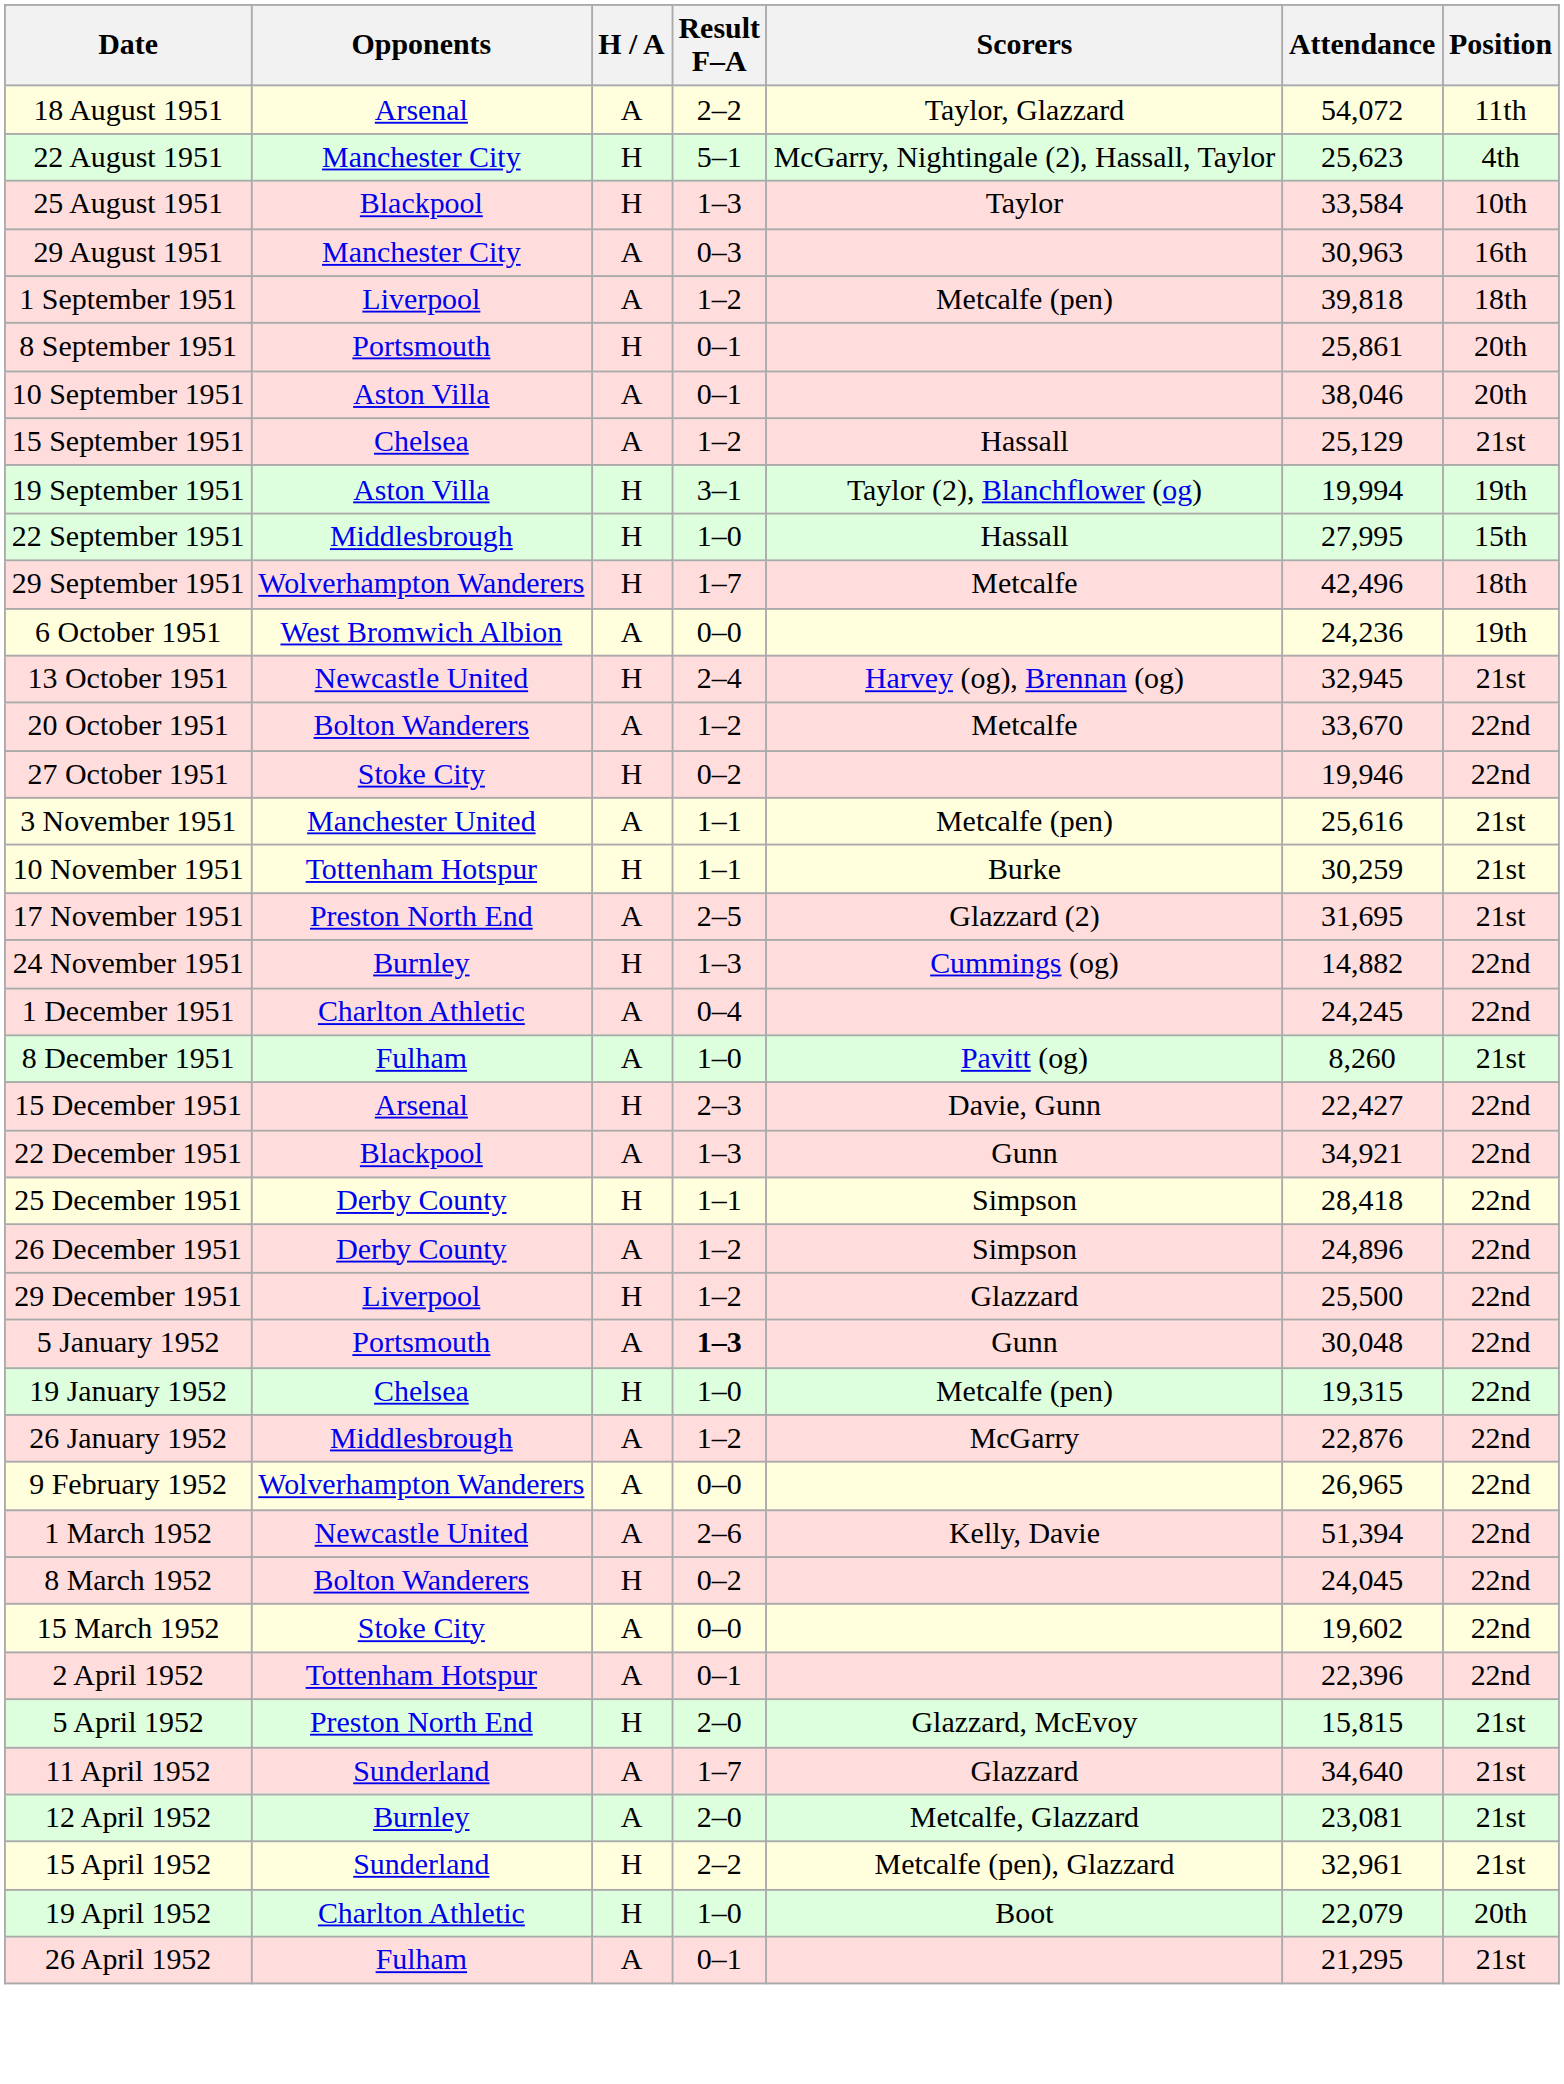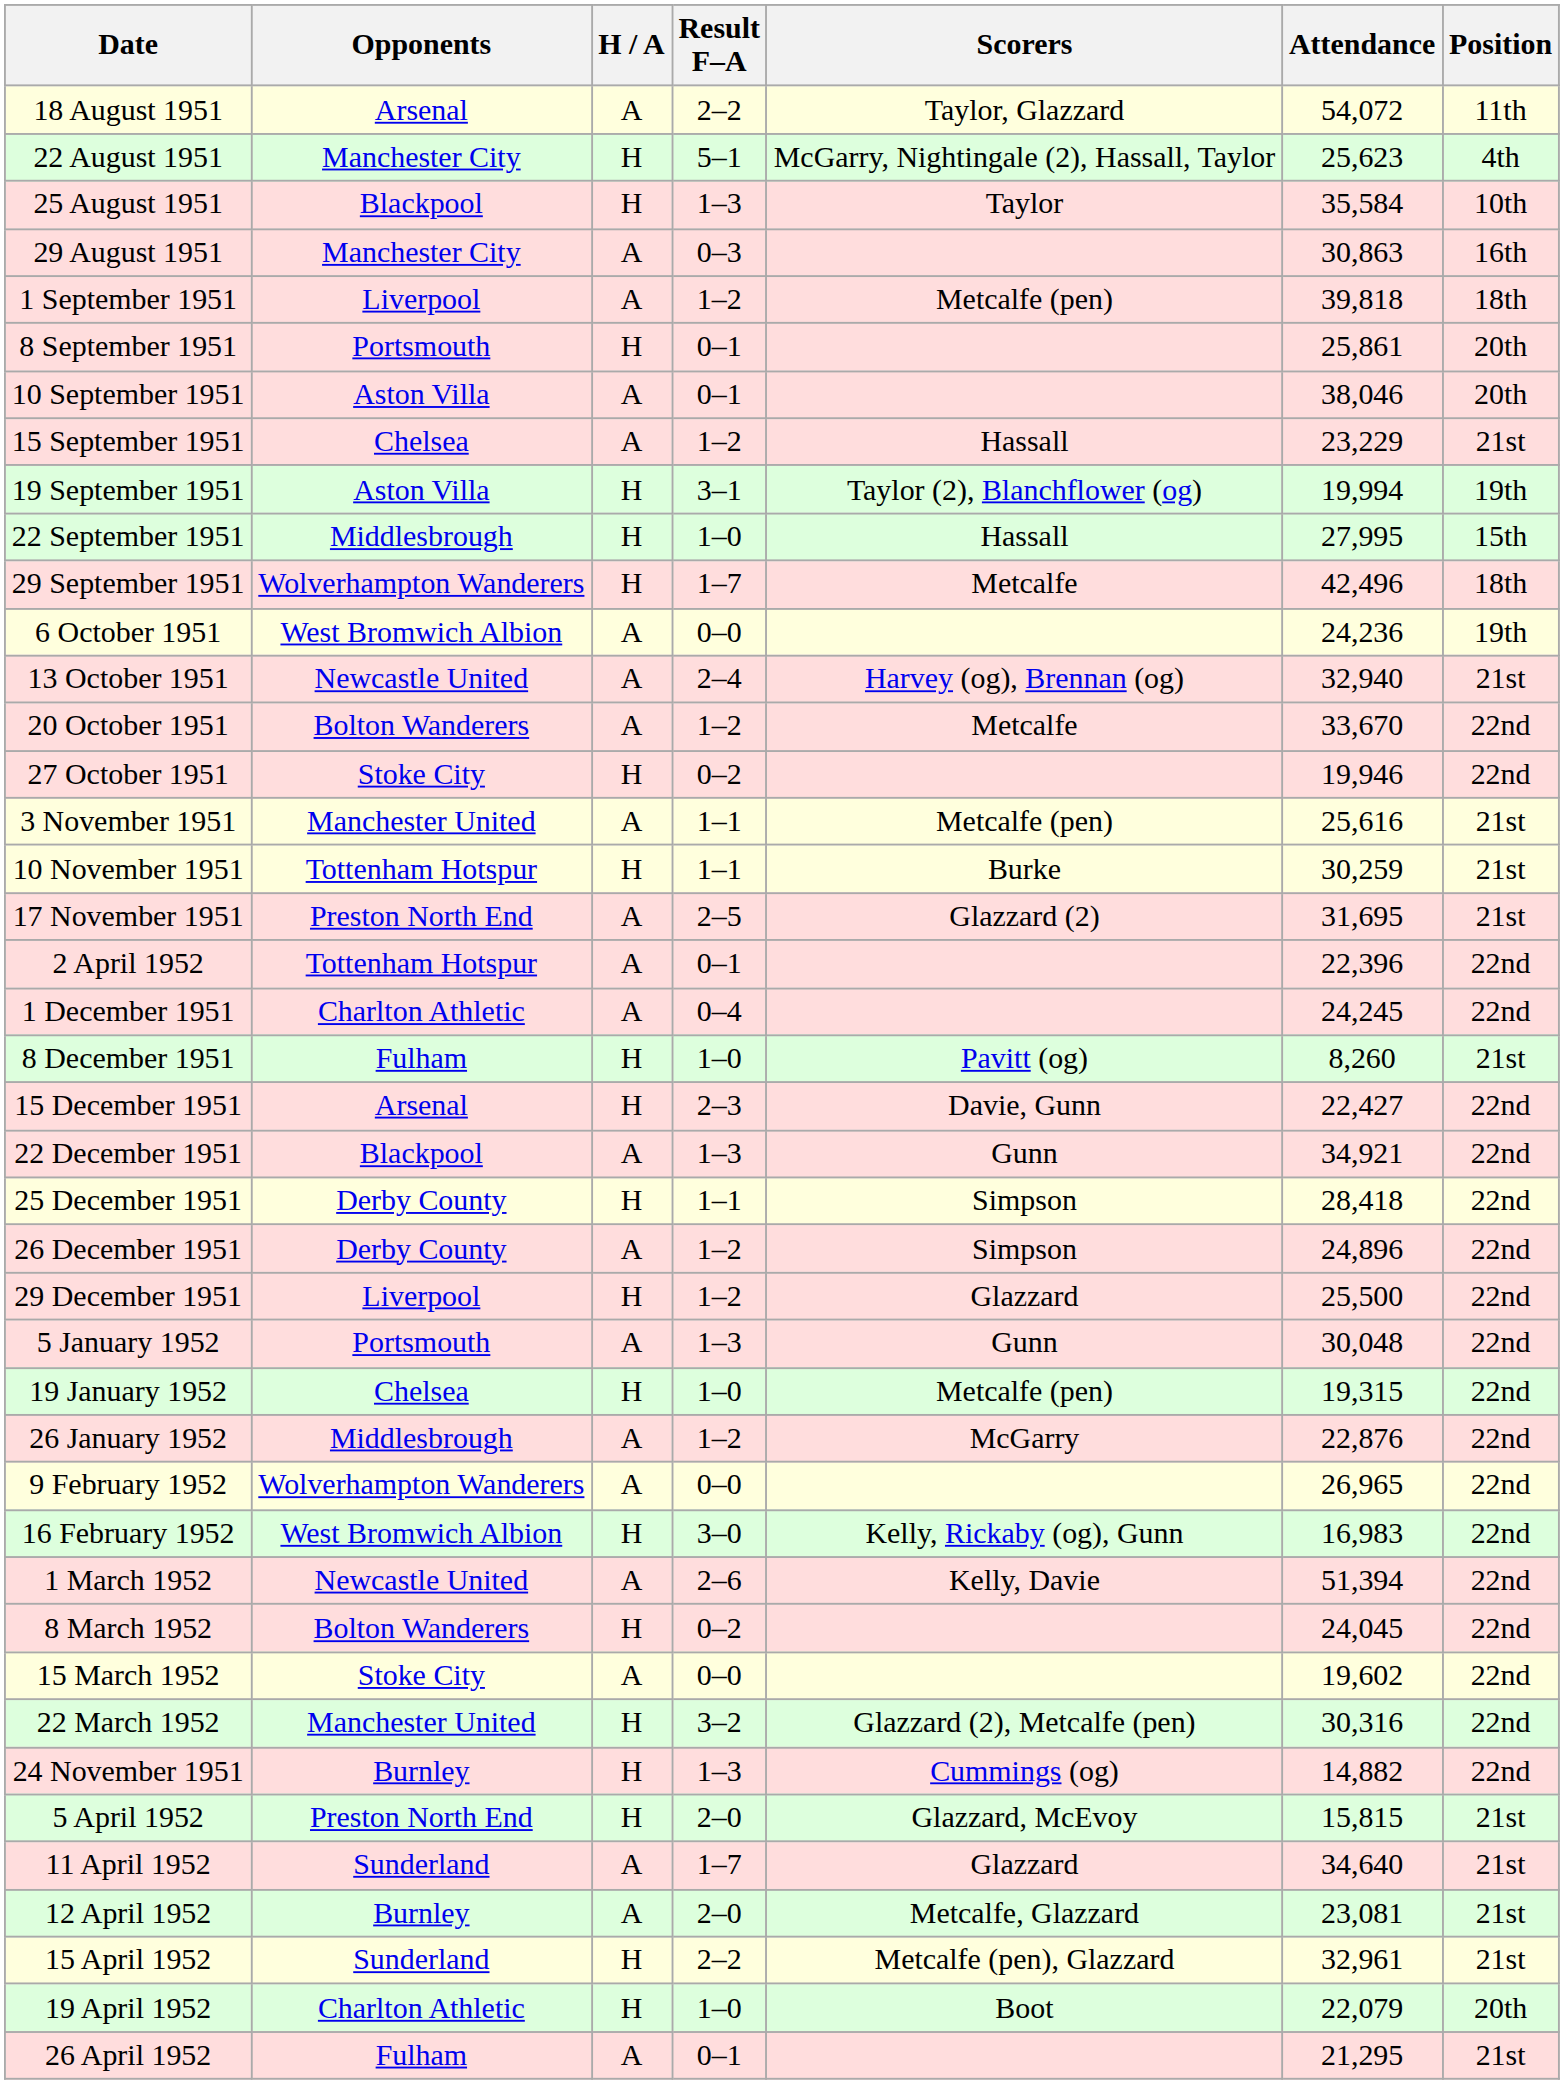(1362, 204) 33,584 -> (1362, 204) 35,584
(1362, 251) 30,963 -> (1362, 251) 30,863
(1362, 441) 25,129 -> (1362, 441) 23,229
(631, 678) H -> (631, 678) A
(1362, 678) 32,945 -> (1362, 678) 32,940
rows swapped: (128, 963) <-> (128, 1675)
(631, 1058) A -> (631, 1058) H
(719, 1343) bold -> (719, 1343) normal
+ row: (128, 1532)
+ row: (128, 1722)
